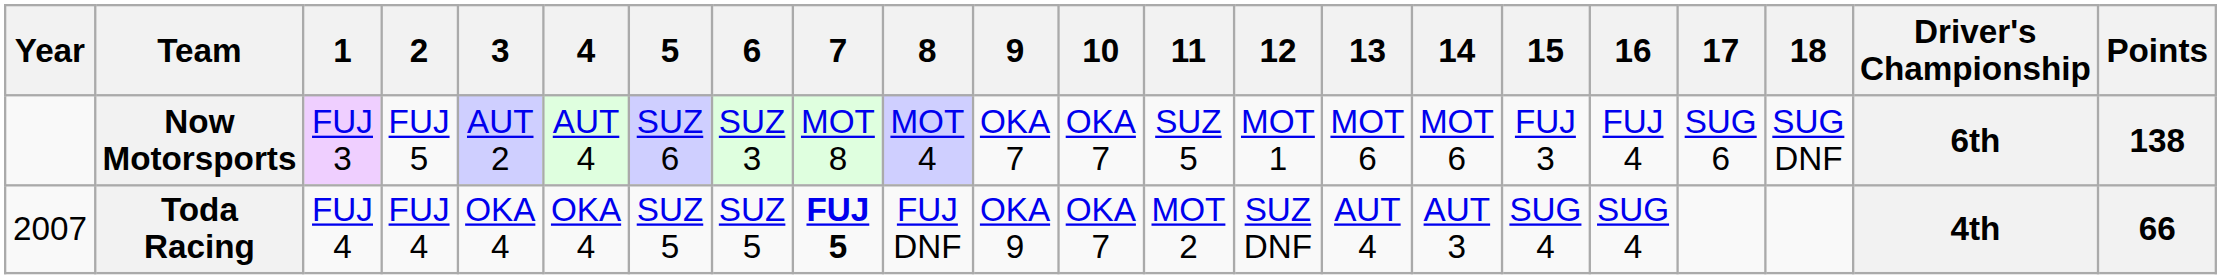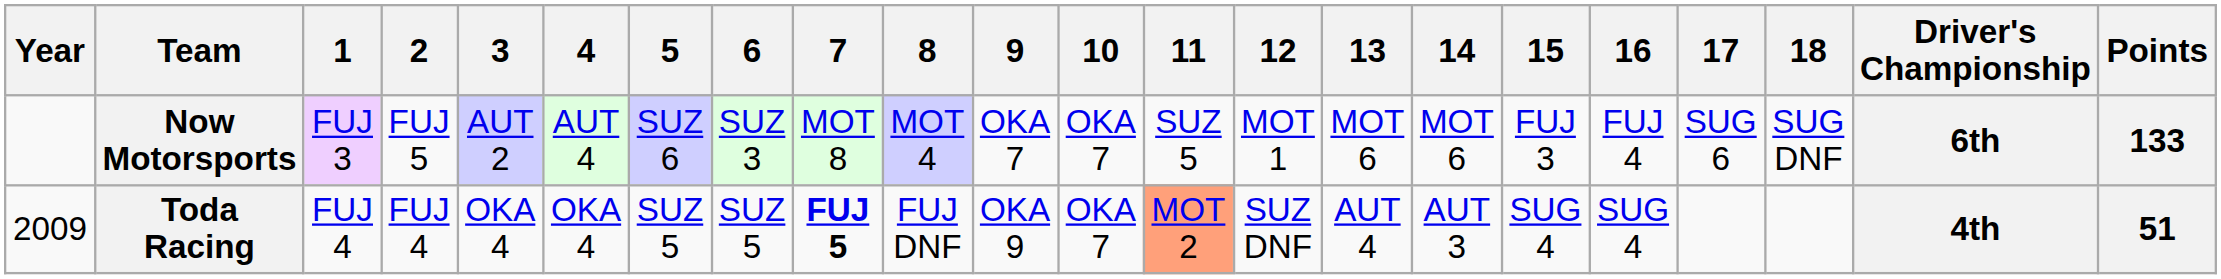(2157, 140) 138 -> (2157, 140) 133
(50, 229) 2007 -> (50, 229) 2009
(1188, 229) no background -> (1188, 229) lightsalmon background
(2157, 229) 66 -> (2157, 229) 51
